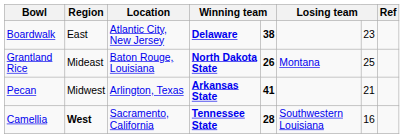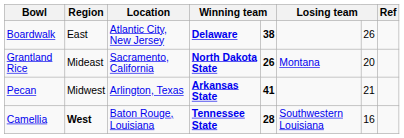(369, 35) 23 -> (369, 35) 26
(142, 63) Baton Rouge, Louisiana -> (139, 63) Sacramento, California
(369, 63) 25 -> (369, 63) 20
(139, 119) Sacramento, California -> (142, 119) Baton Rouge, Louisiana
